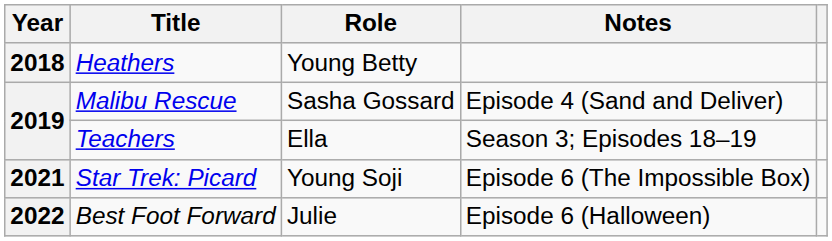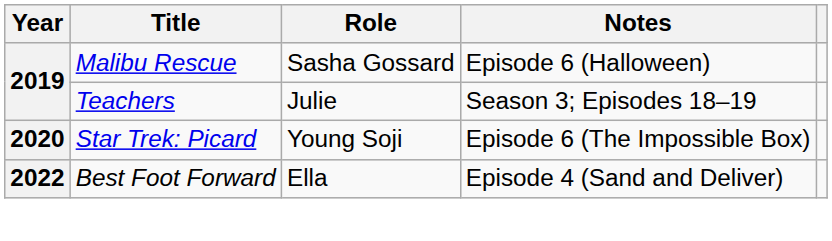- row: (125, 62)
(625, 100) Episode 4 (Sand and Deliver) -> (588, 62) Episode 6 (Halloween)
(307, 139) Ella -> (312, 100) Julie
(37, 178) 2021 -> (37, 139) 2020
(312, 216) Julie -> (307, 178) Ella
(588, 216) Episode 6 (Halloween) -> (625, 178) Episode 4 (Sand and Deliver)
